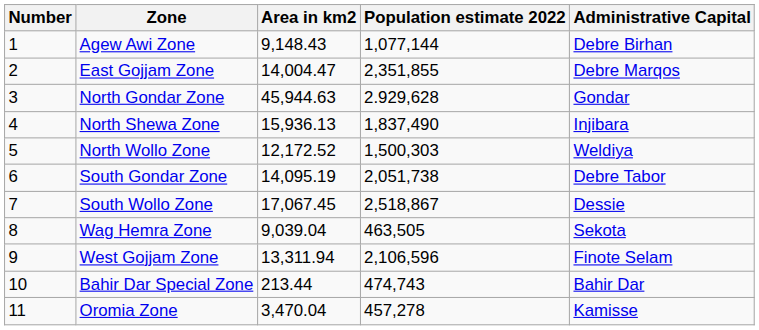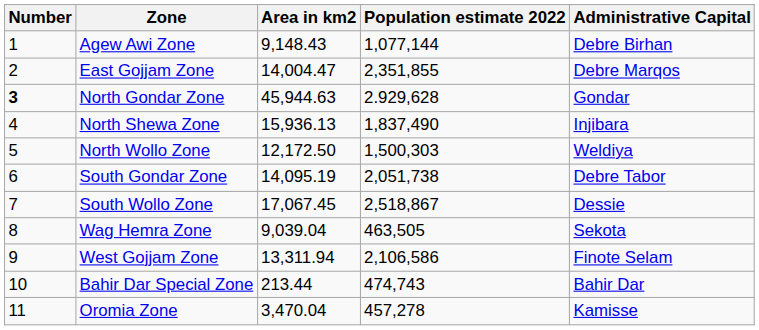(13, 97) normal -> (13, 97) bold
(298, 151) 12,172.52 -> (298, 151) 12,172.50
(401, 257) 2,106,596 -> (401, 257) 2,106,586
